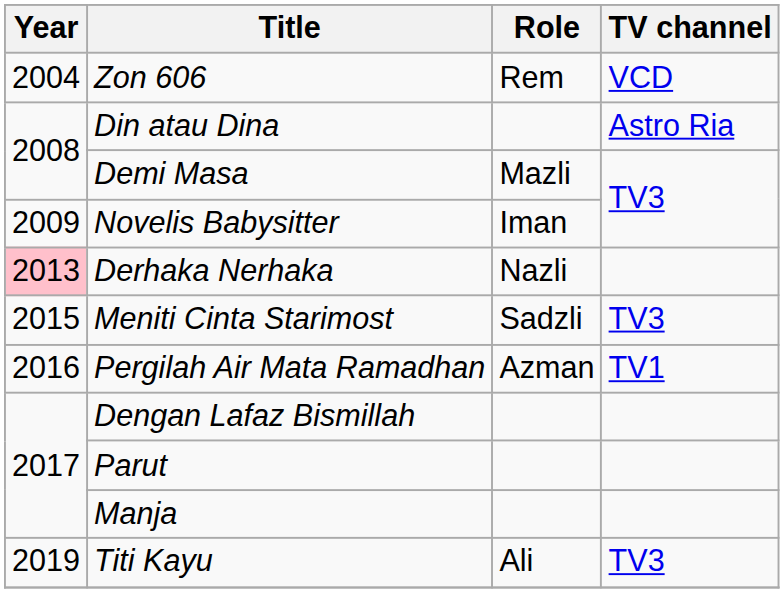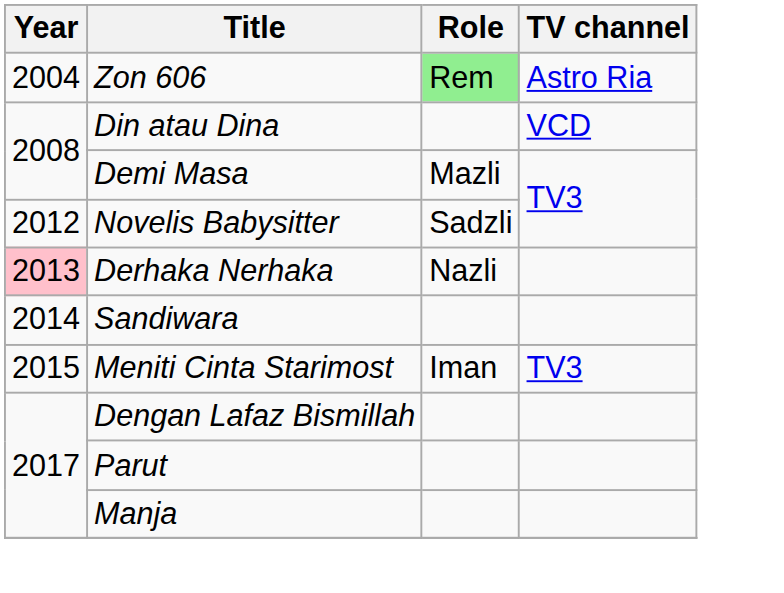(532, 77) no background -> (461, 77) lightgreen background
(641, 77) VCD -> (589, 77) Astro Ria
(671, 125) Astro Ria -> (559, 125) VCD
(46, 222) 2009 -> (46, 222) 2012
(533, 222) Iman -> (471, 222) Sadzli
+ row: (166, 319)
(541, 319) Sadzli -> (463, 367) Iman
- row: (290, 367)
- row: (153, 561)
